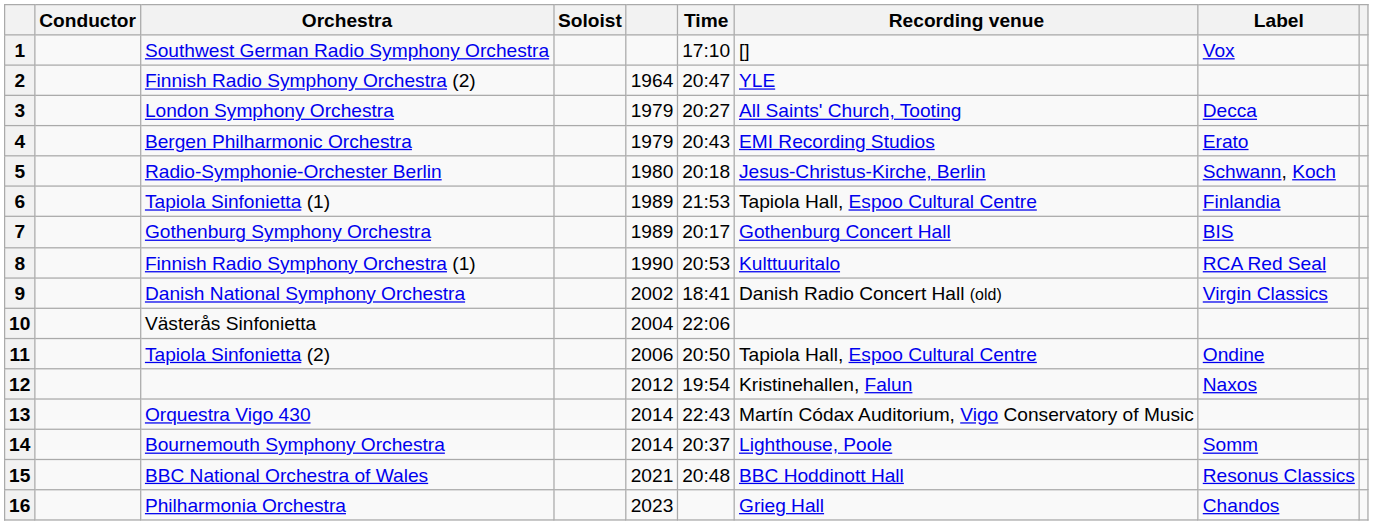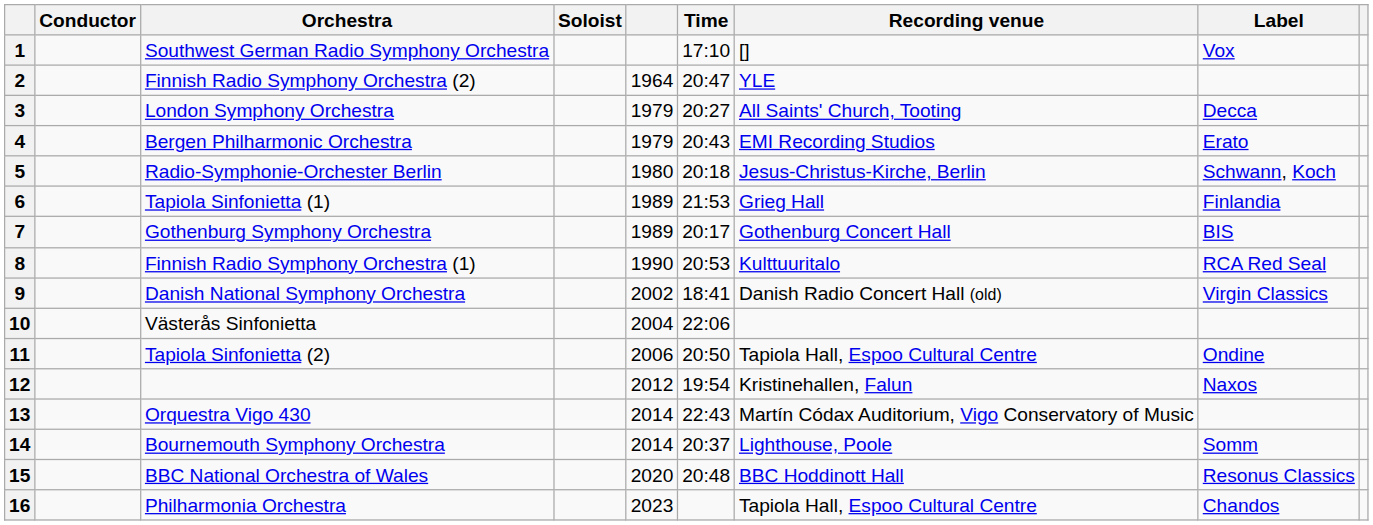(888, 202) Tapiola Hall, Espoo Cultural Centre -> (782, 202) Grieg Hall
(652, 475) 2021 -> (652, 475) 2020
(782, 505) Grieg Hall -> (888, 505) Tapiola Hall, Espoo Cultural Centre
